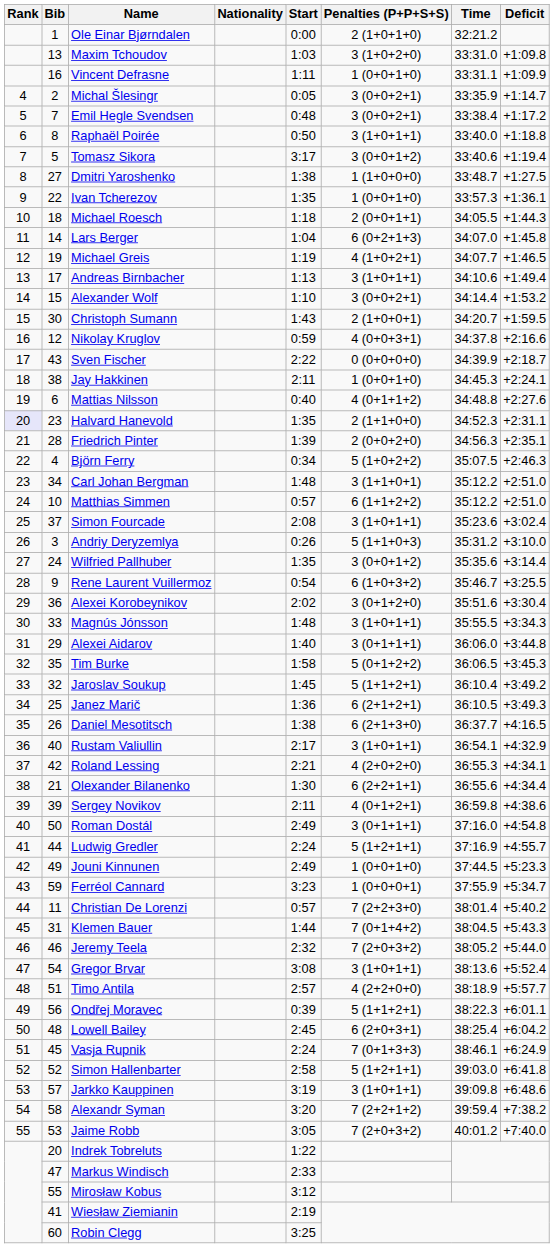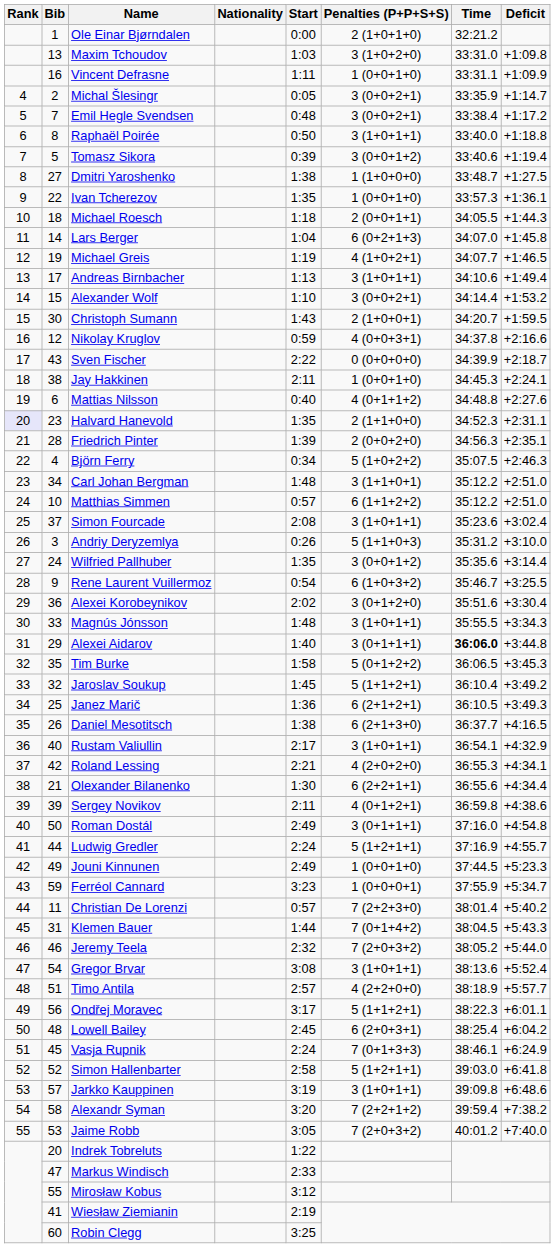(303, 156) 3:17 -> (303, 156) 0:39
(476, 643) normal -> (476, 643) bold
(303, 1009) 0:39 -> (303, 1009) 3:17
